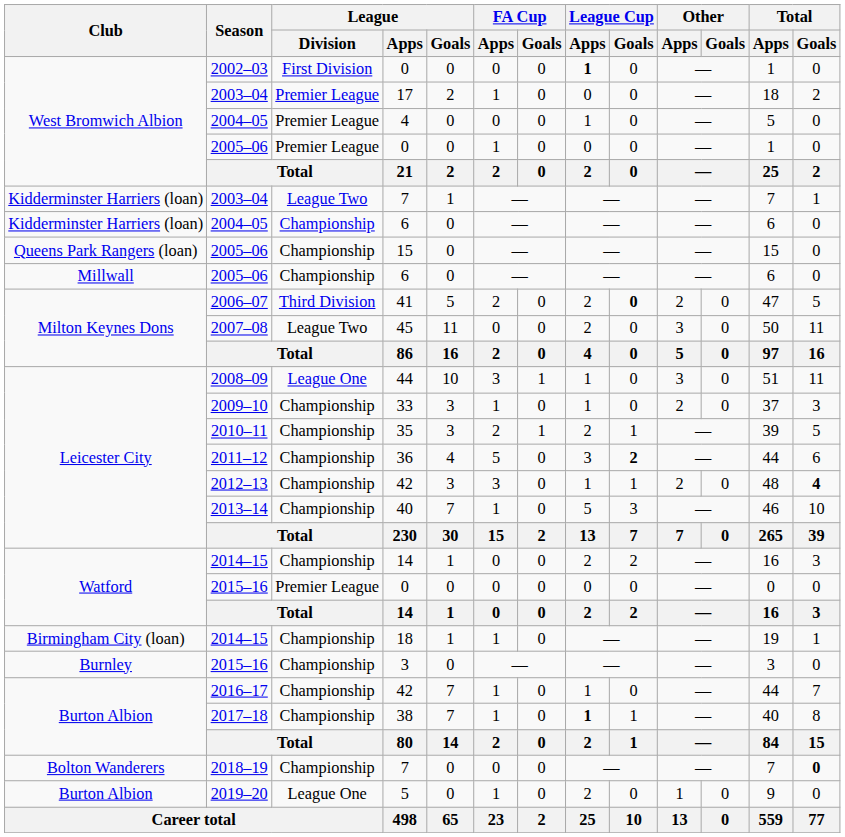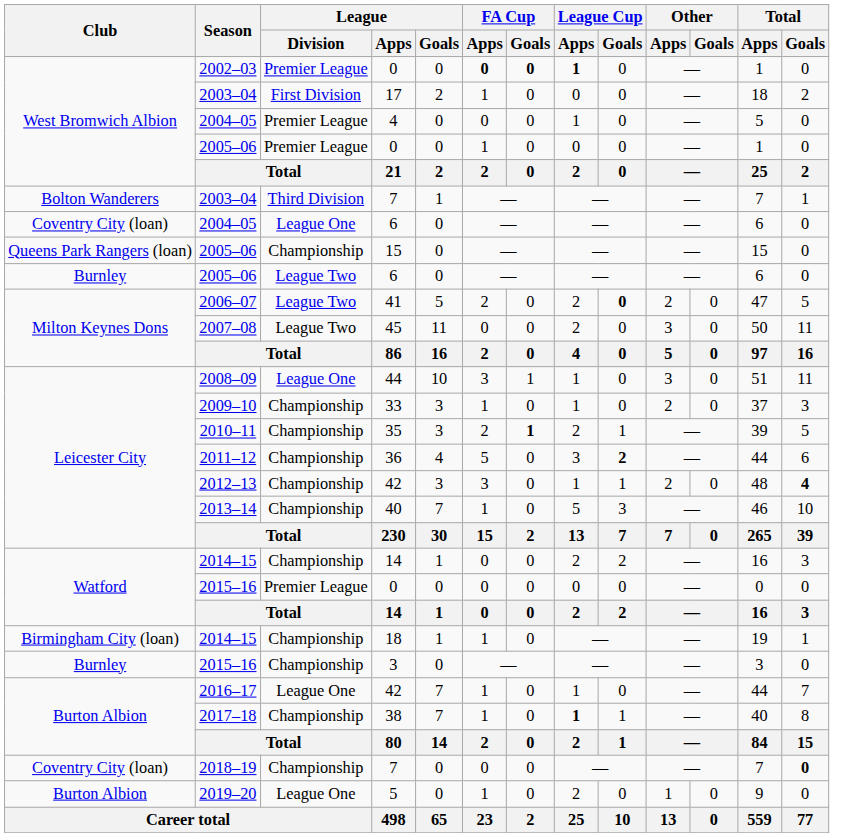(327, 69) First Division -> (316, 69) Premier League
(496, 69) normal -> (485, 69) bold
(542, 69) normal -> (530, 69) bold
(327, 95) Premier League -> (316, 95) First Division
(106, 198) Kidderminster Harriers (loan) -> (100, 198) Bolton Wanderers
(327, 198) League Two -> (316, 198) Third Division
(106, 224) Kidderminster Harriers (loan) -> (100, 224) Coventry City (loan)
(327, 224) Championship -> (316, 224) League One
(106, 276) Millwall -> (100, 276) Burnley
(327, 276) Championship -> (316, 276) League Two
(327, 302) Third Division -> (316, 302) League Two
(542, 431) normal -> (530, 431) bold
(327, 690) Championship -> (316, 690) League One
(106, 768) Bolton Wanderers -> (100, 768) Coventry City (loan)
